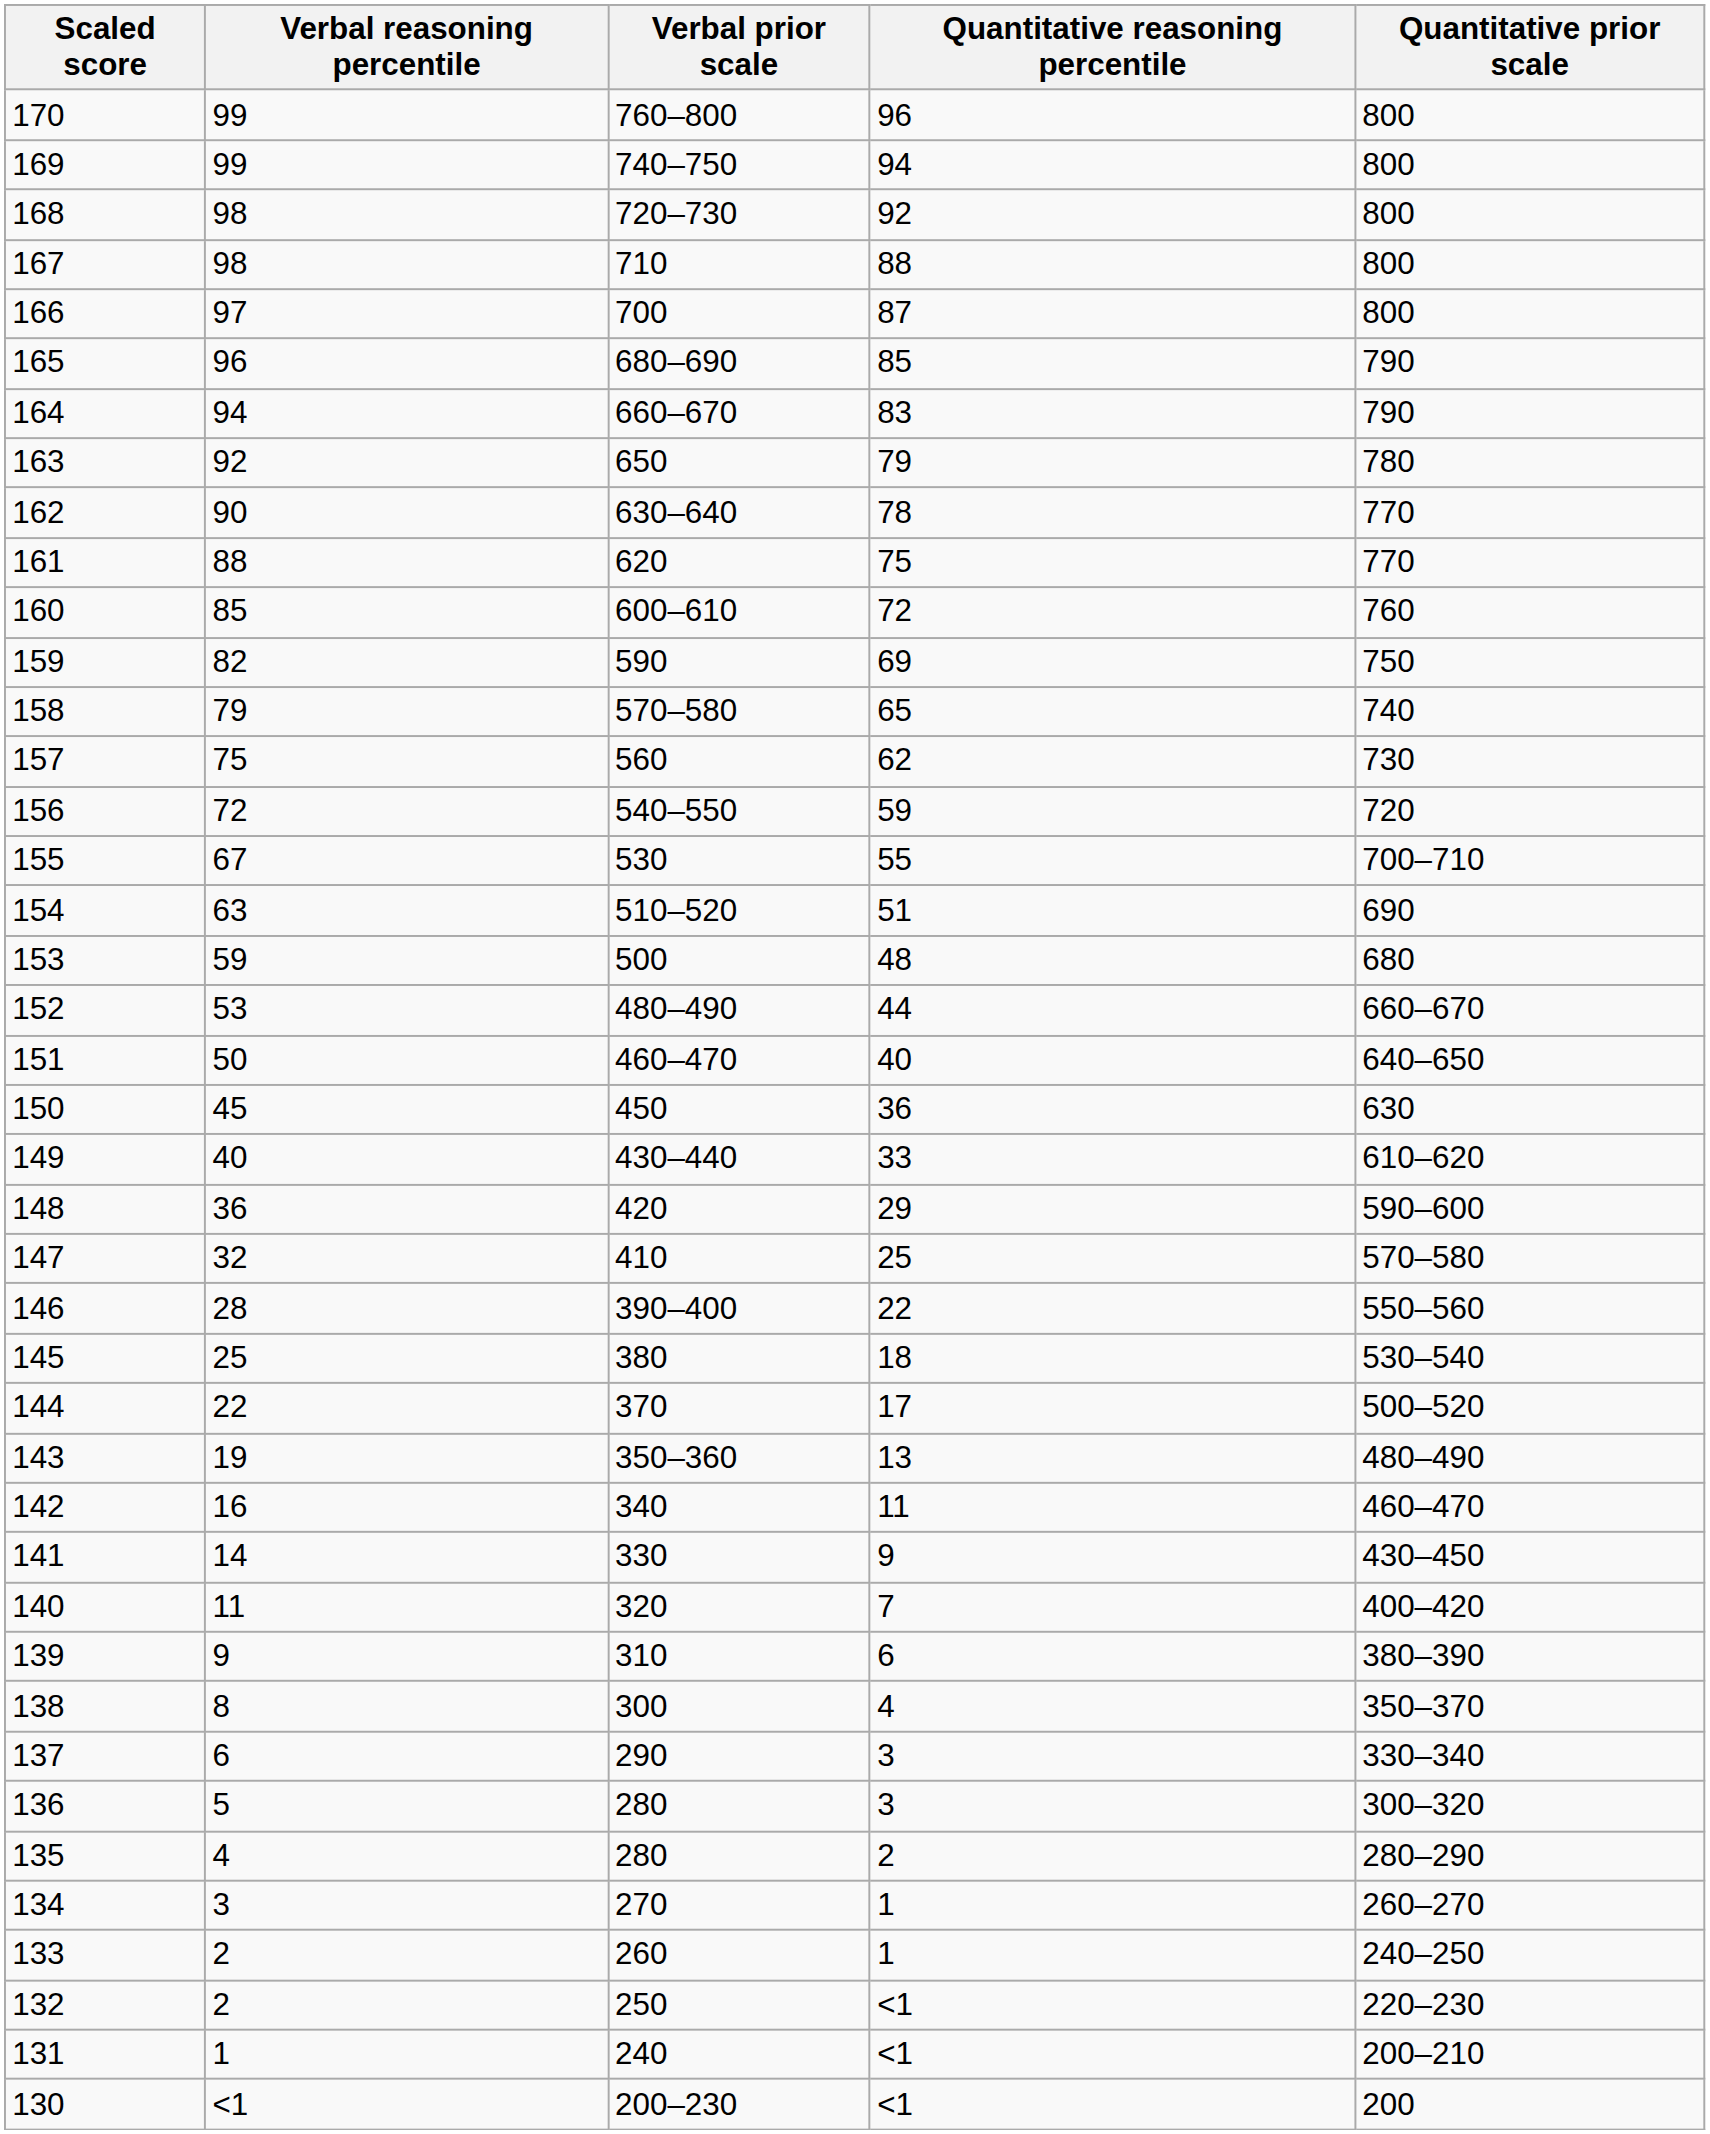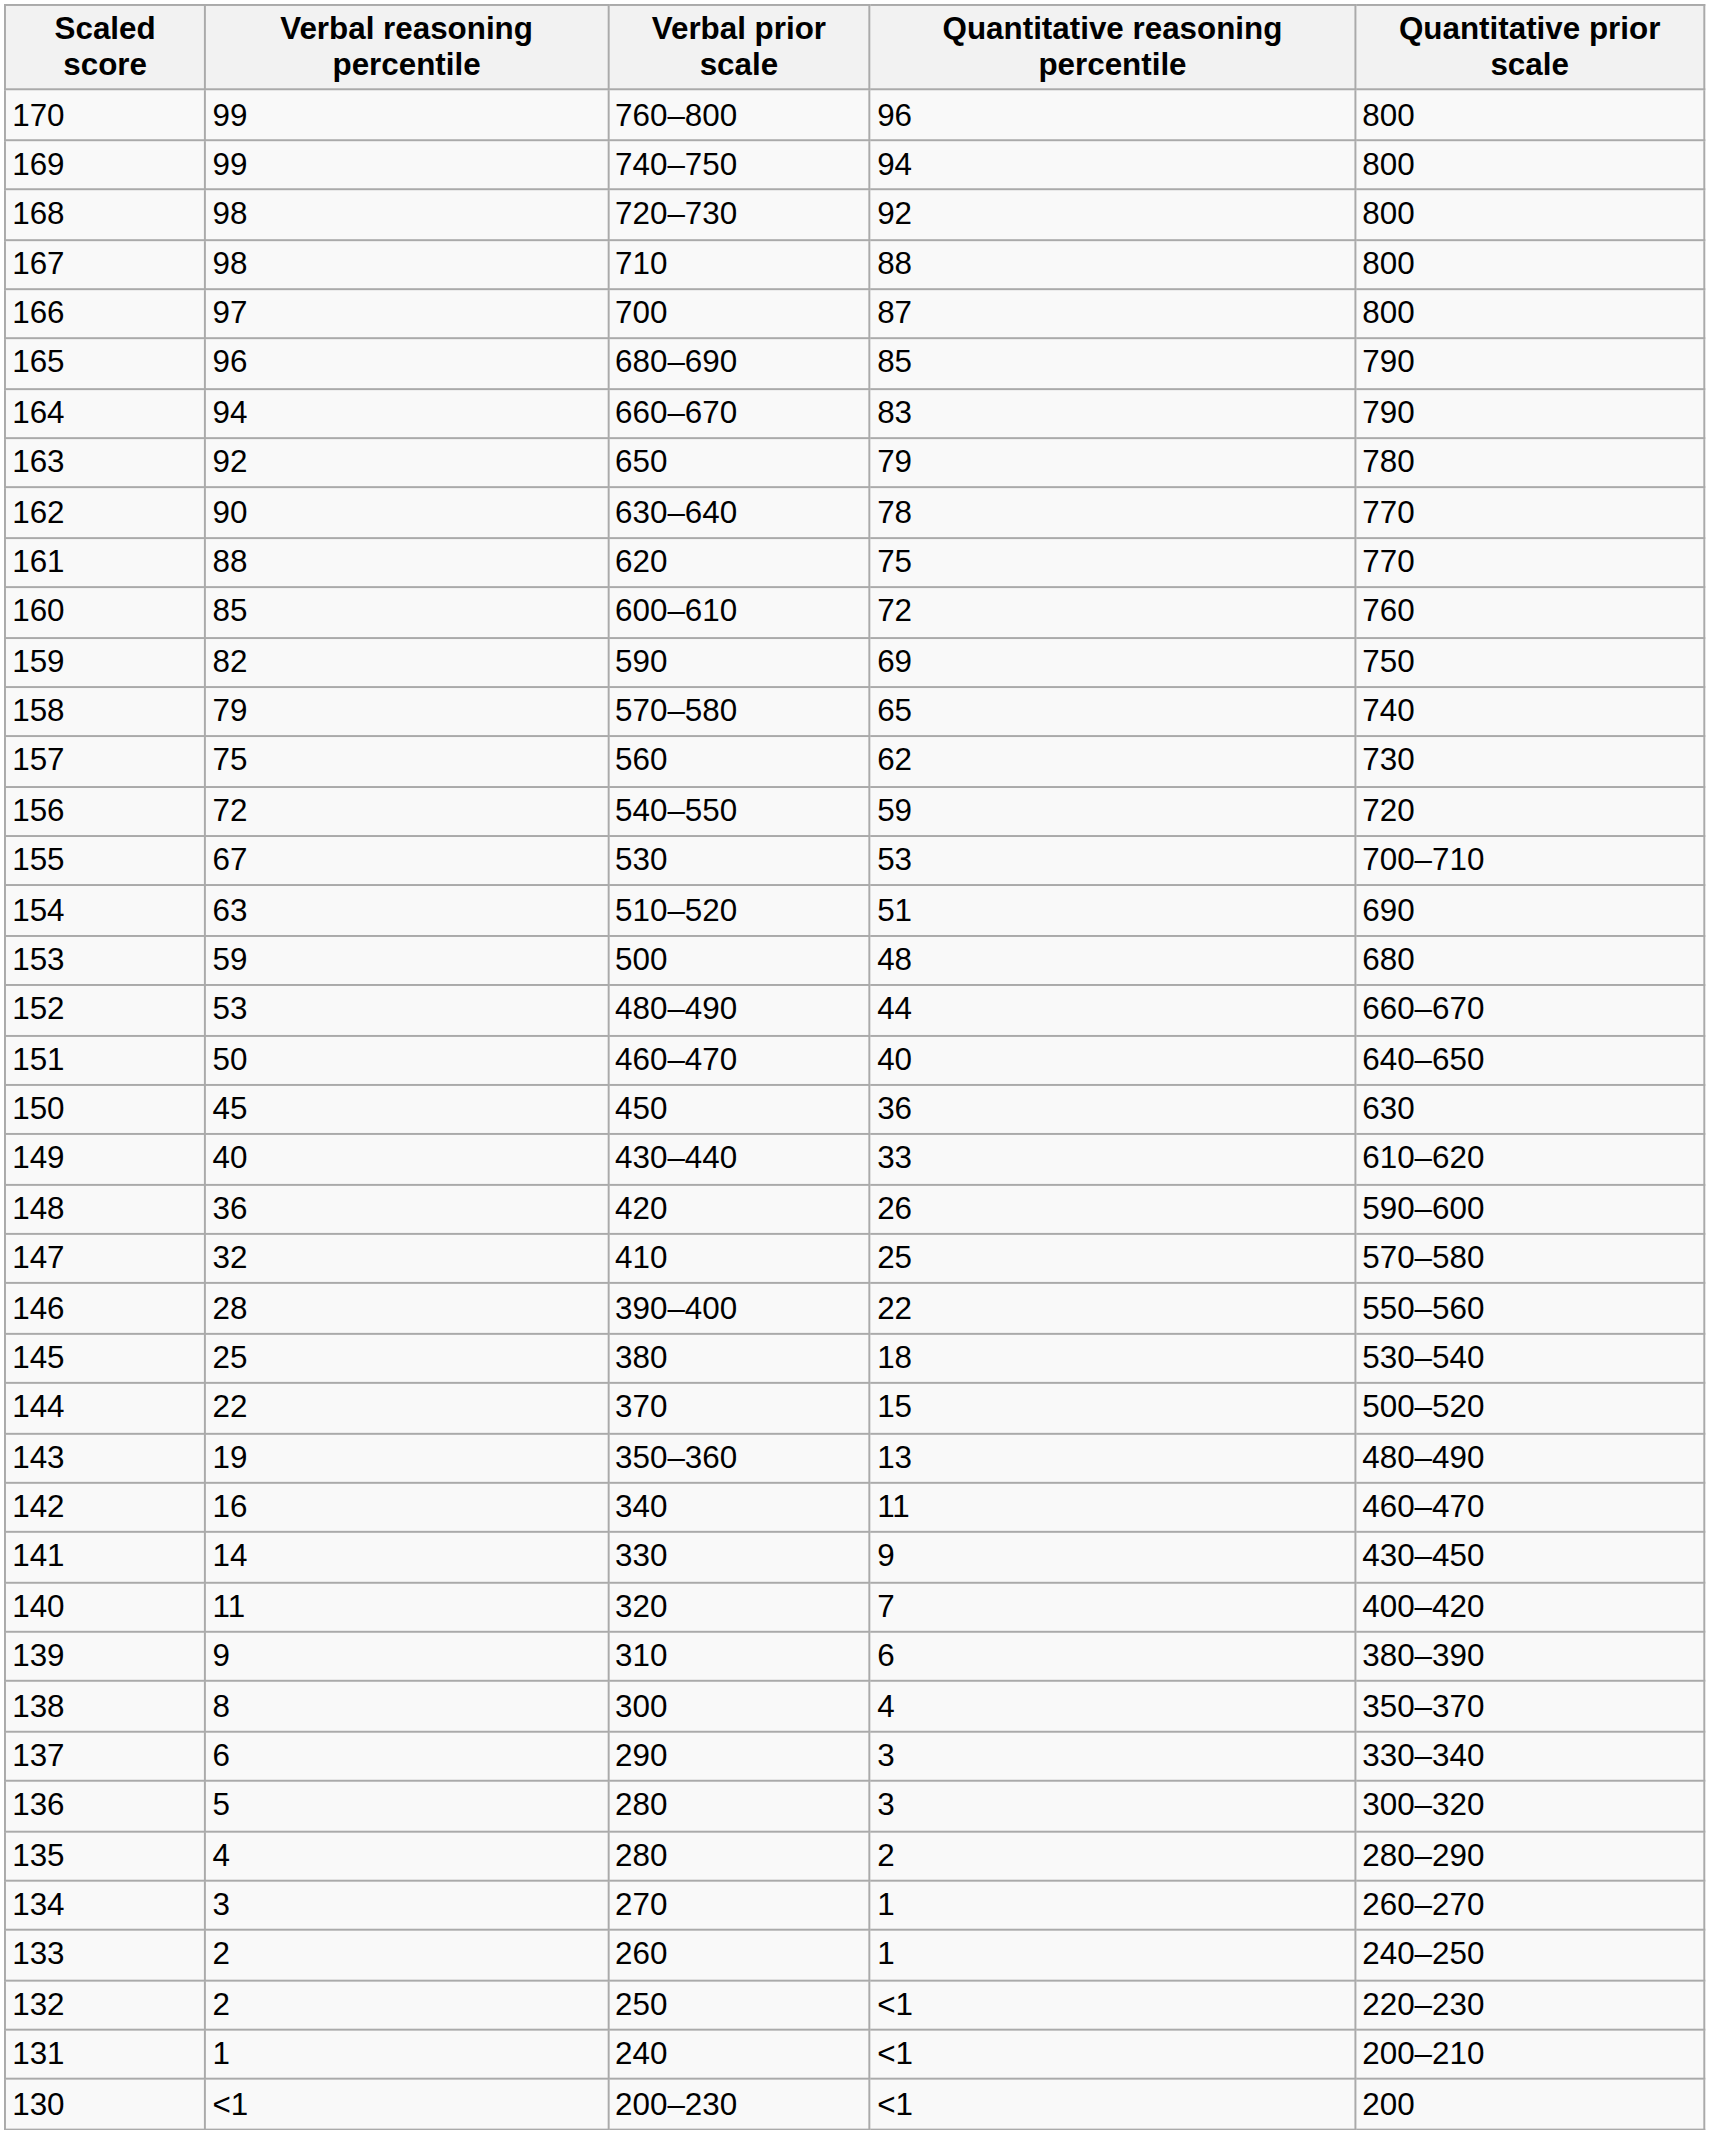(895, 860) 55 -> (895, 860) 53
(895, 1208) 29 -> (895, 1208) 26
(895, 1407) 17 -> (895, 1407) 15
